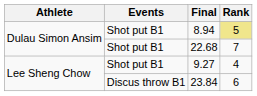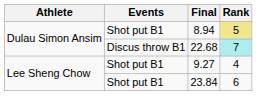(135, 47) Shot put B1 -> (146, 47) Discus throw B1
(236, 47) no background -> (236, 47) paleturquoise background
(146, 82) Discus throw B1 -> (135, 82) Shot put B1
